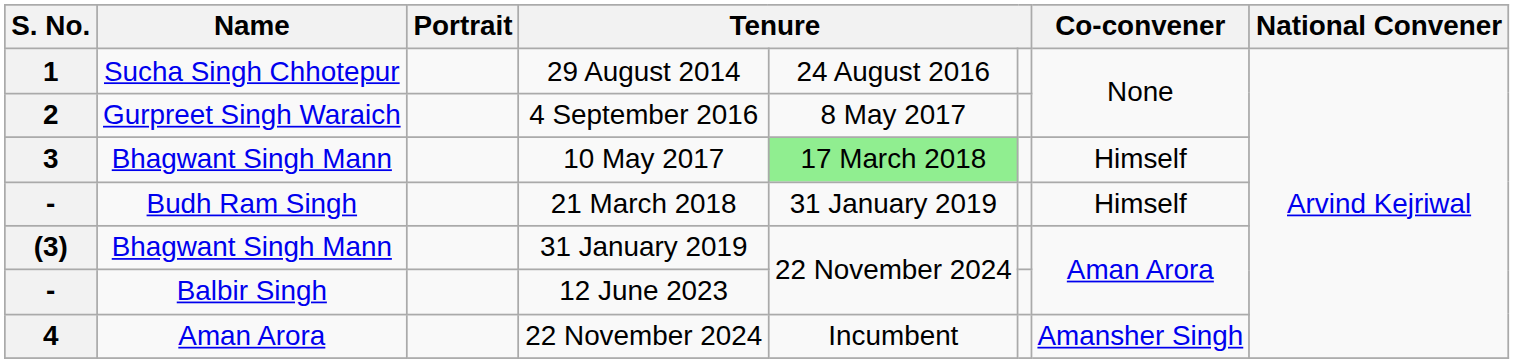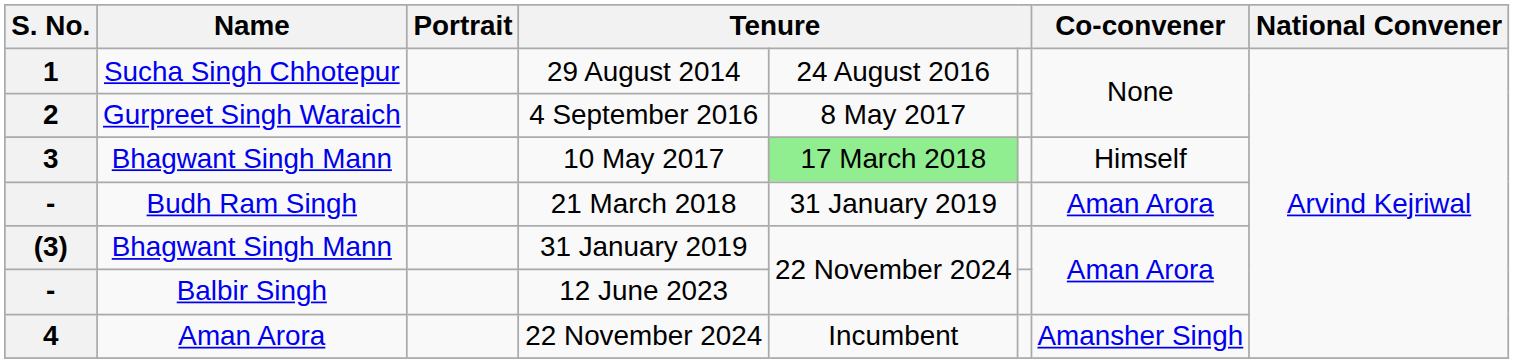(1140, 203) Himself -> (1140, 203) Aman Arora
